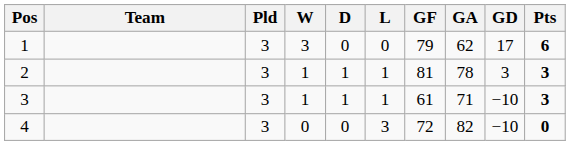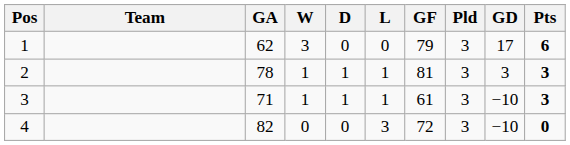columns swapped: (265, 18) <-> (465, 18)
